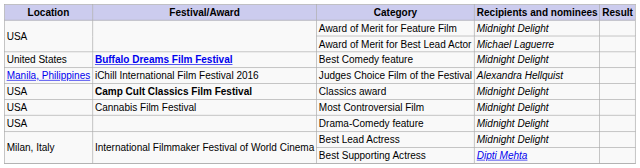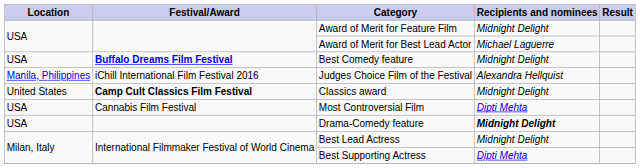(37, 60) United States -> (17, 60) USA
(17, 92) USA -> (37, 92) United States
(513, 108) Midnight Delight -> (502, 108) Dipti Mehta
(513, 124) normal -> (516, 124) bold
